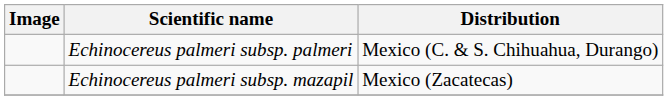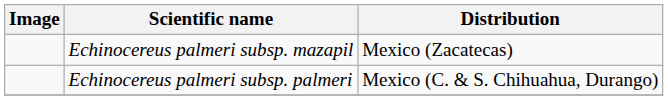rows swapped: (211, 79) <-> (210, 49)
